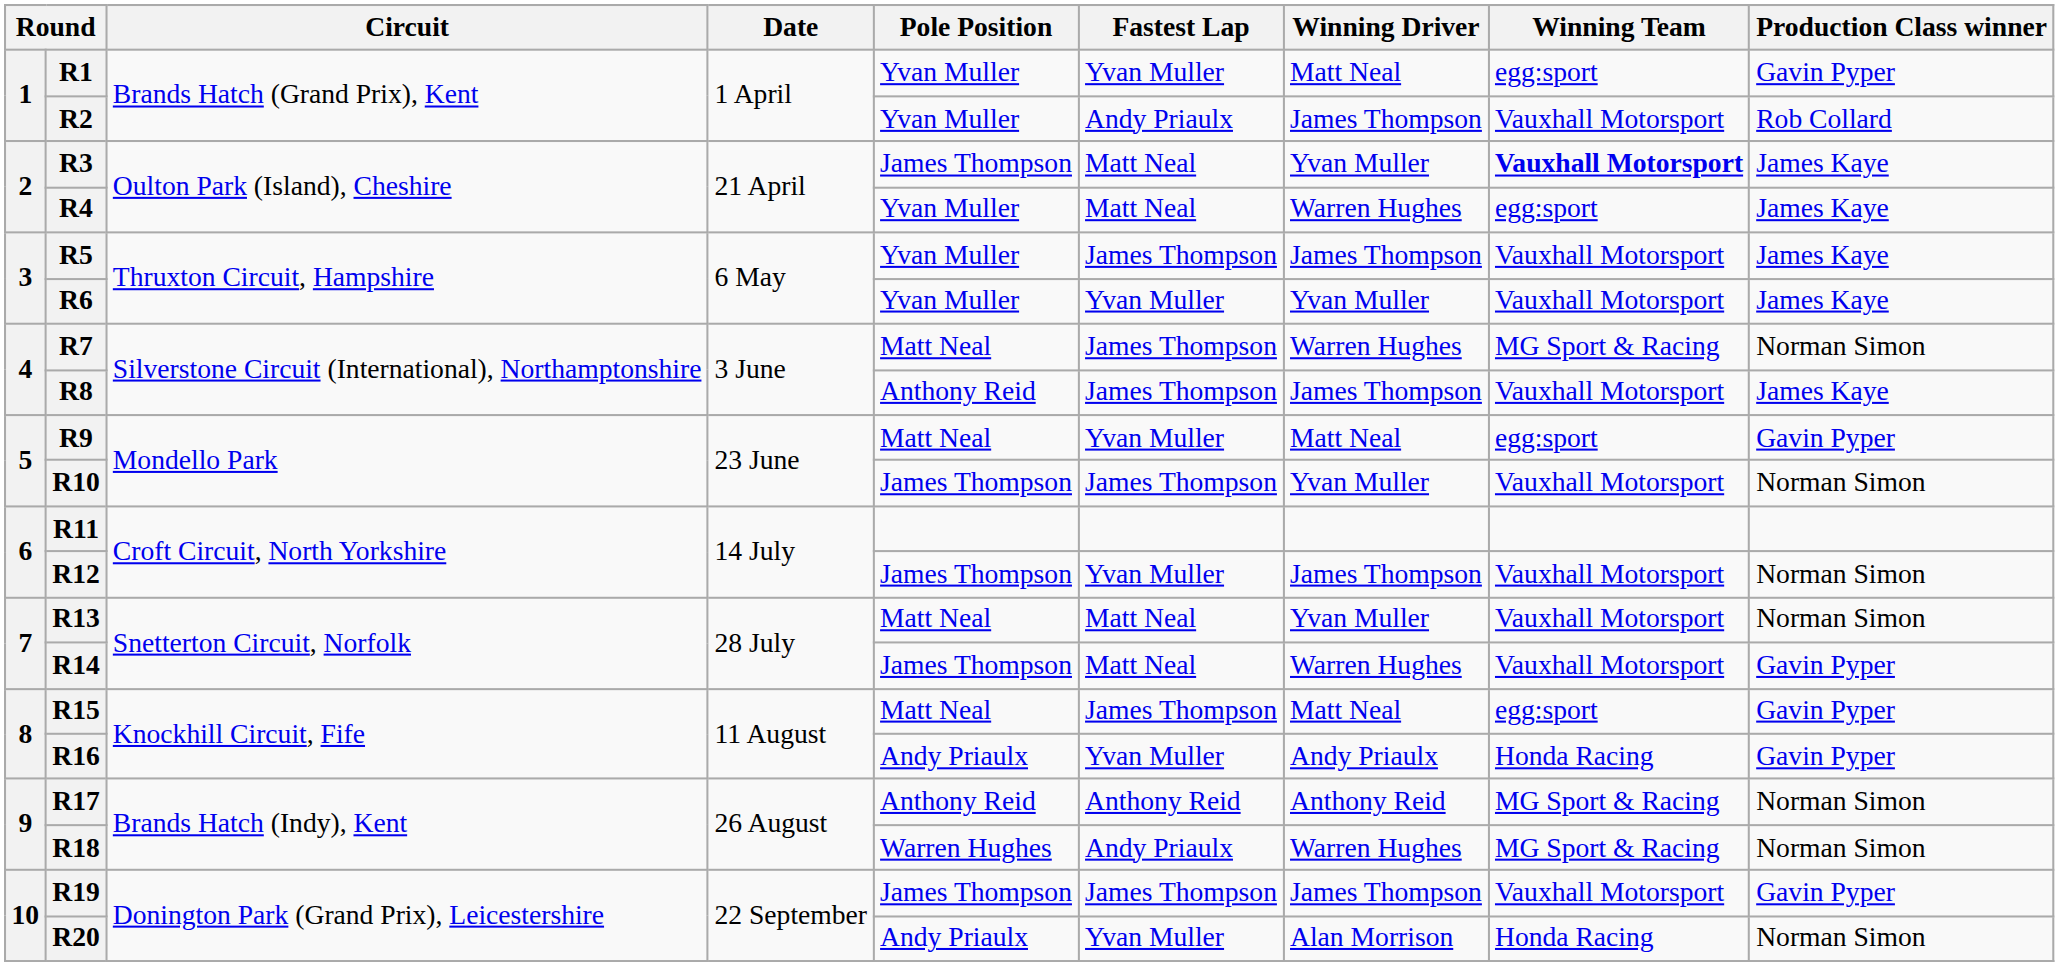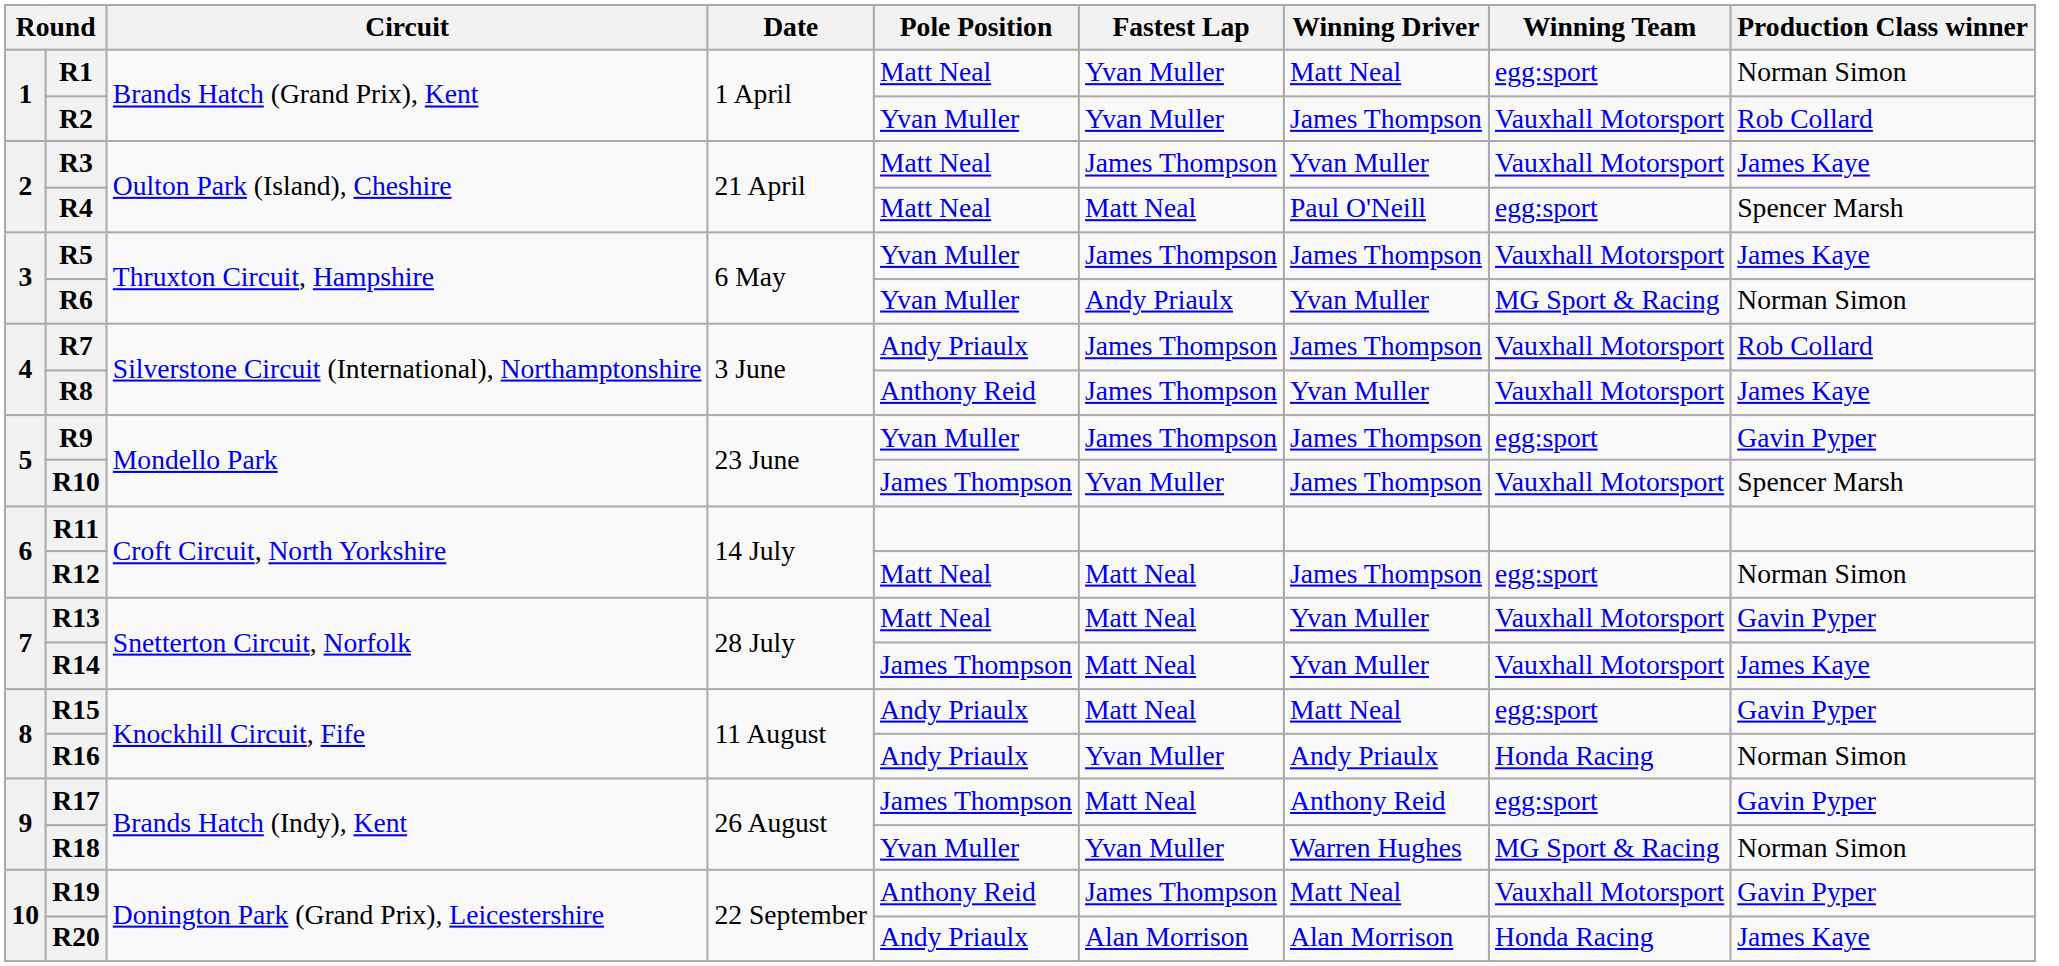(950, 72) Yvan Muller -> (936, 72) Matt Neal
(1826, 72) Gavin Pyper -> (1822, 72) Norman Simon
(1159, 117) Andy Priaulx -> (1155, 117) Yvan Muller
(976, 163) James Thompson -> (936, 163) Matt Neal
(1141, 163) Matt Neal -> (1181, 163) James Thompson
(1619, 163) bold -> (1610, 163) normal
(950, 209) Yvan Muller -> (936, 209) Matt Neal
(1376, 209) Warren Hughes -> (1358, 209) Paul O'Neill
(1822, 209) James Kaye -> (1820, 209) Spencer Marsh
(1155, 300) Yvan Muller -> (1159, 300) Andy Priaulx
(1610, 300) Vauxhall Motorsport -> (1607, 300) MG Sport & Racing
(1822, 300) James Kaye -> (1822, 300) Norman Simon
(936, 345) Matt Neal -> (954, 345) Andy Priaulx
(1376, 345) Warren Hughes -> (1386, 345) James Thompson
(1607, 345) MG Sport & Racing -> (1610, 345) Vauxhall Motorsport
(1841, 345) Norman Simon -> (1805, 345) Rob Collard
(1386, 391) James Thompson -> (1360, 391) Yvan Muller
(936, 436) Matt Neal -> (950, 436) Yvan Muller
(1155, 436) Yvan Muller -> (1181, 436) James Thompson
(1346, 436) Matt Neal -> (1386, 436) James Thompson
(1181, 482) James Thompson -> (1155, 482) Yvan Muller
(1360, 482) Yvan Muller -> (1386, 482) James Thompson
(1841, 482) Norman Simon -> (1820, 482) Spencer Marsh
(976, 573) James Thompson -> (936, 573) Matt Neal
(1155, 573) Yvan Muller -> (1141, 573) Matt Neal
(1610, 573) Vauxhall Motorsport -> (1546, 573) egg:sport
(1841, 618) Norman Simon -> (1807, 618) Gavin Pyper
(1376, 664) Warren Hughes -> (1360, 664) Yvan Muller
(1826, 664) Gavin Pyper -> (1804, 664) James Kaye
(936, 710) Matt Neal -> (954, 710) Andy Priaulx
(1181, 710) James Thompson -> (1141, 710) Matt Neal
(1826, 755) Gavin Pyper -> (1822, 755) Norman Simon
(958, 801) Anthony Reid -> (976, 801) James Thompson
(1163, 801) Anthony Reid -> (1141, 801) Matt Neal
(1607, 801) MG Sport & Racing -> (1546, 801) egg:sport
(1841, 801) Norman Simon -> (1807, 801) Gavin Pyper
(966, 846) Warren Hughes -> (950, 846) Yvan Muller
(1159, 846) Andy Priaulx -> (1155, 846) Yvan Muller
(976, 892) James Thompson -> (958, 892) Anthony Reid
(1386, 892) James Thompson -> (1346, 892) Matt Neal
(1155, 937) Yvan Muller -> (1167, 937) Alan Morrison
(1841, 937) Norman Simon -> (1804, 937) James Kaye
